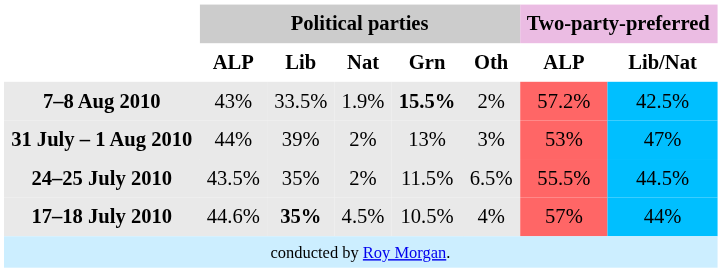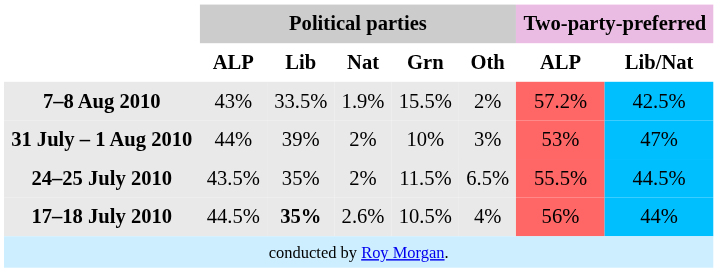(427, 100) bold -> (425, 100) normal
(427, 139) 13% -> (425, 139) 10%
(233, 216) 44.6% -> (233, 216) 44.5%
(363, 216) 4.5% -> (363, 216) 2.6%
(564, 216) 57% -> (560, 216) 56%
